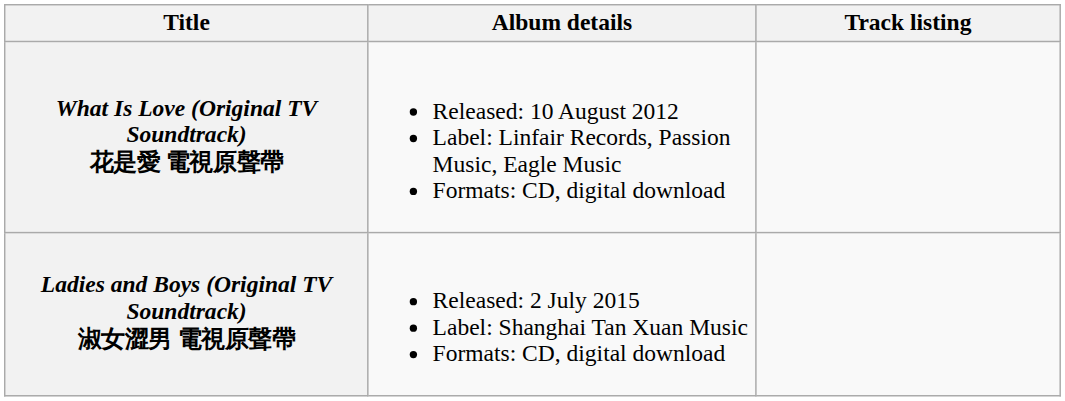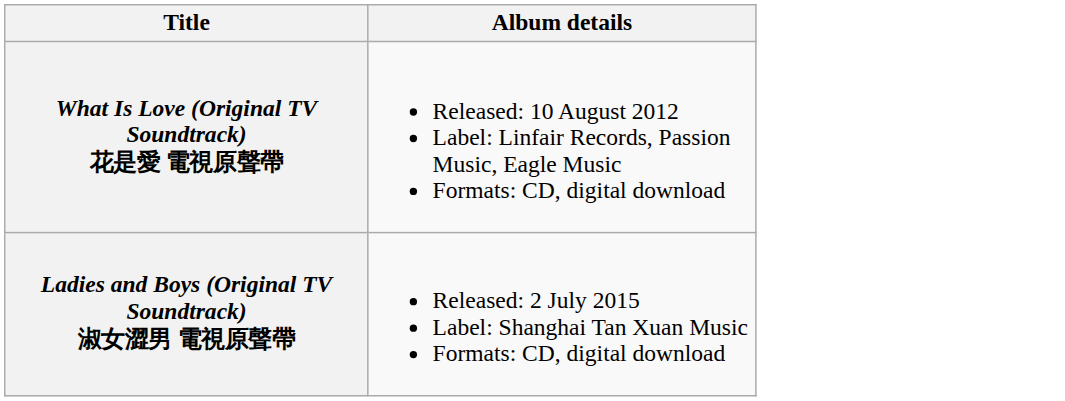- column: (908, 23)
